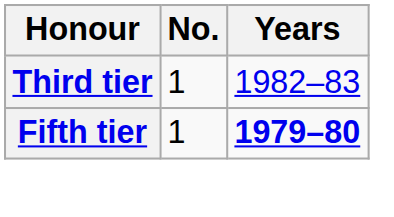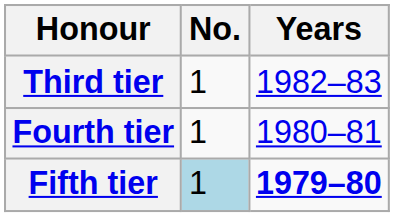+ row: (93, 132)
(176, 132) no background -> (198, 183) lightblue background
